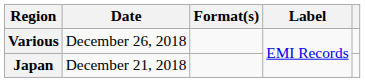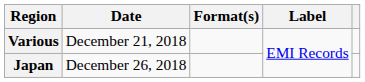(126, 41) December 26, 2018 -> (126, 41) December 21, 2018
(126, 65) December 21, 2018 -> (126, 65) December 26, 2018
